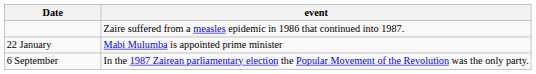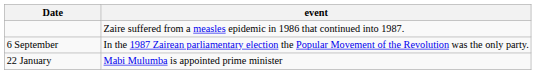rows swapped: (29, 45) <-> (32, 61)
